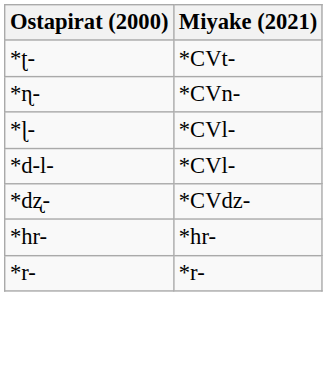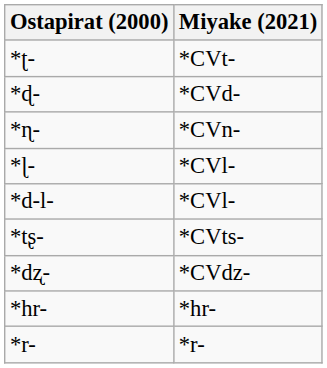+ row: (25, 93)
+ row: (27, 237)
